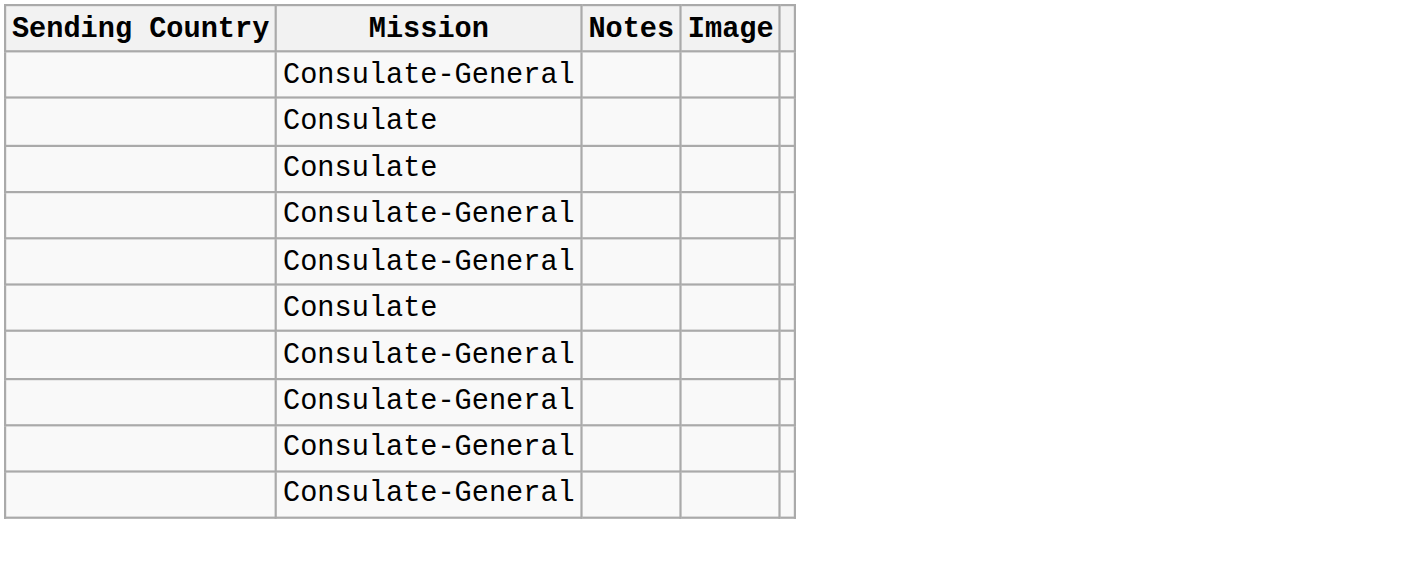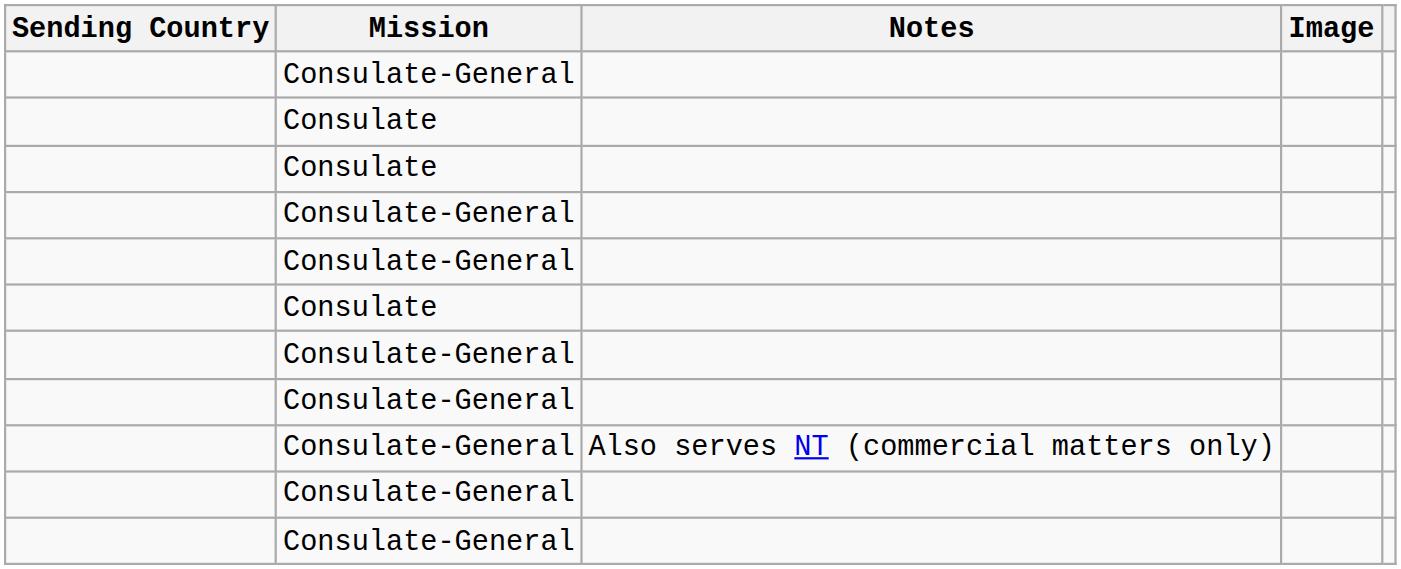+ row: (429, 448)
